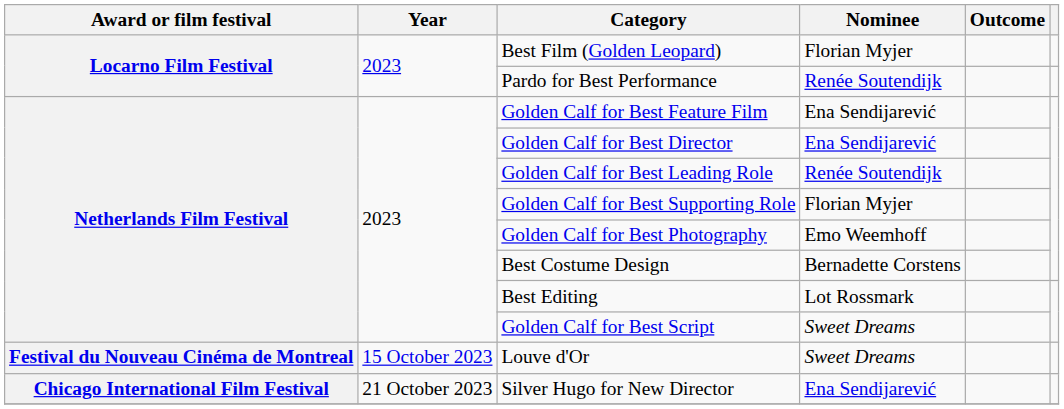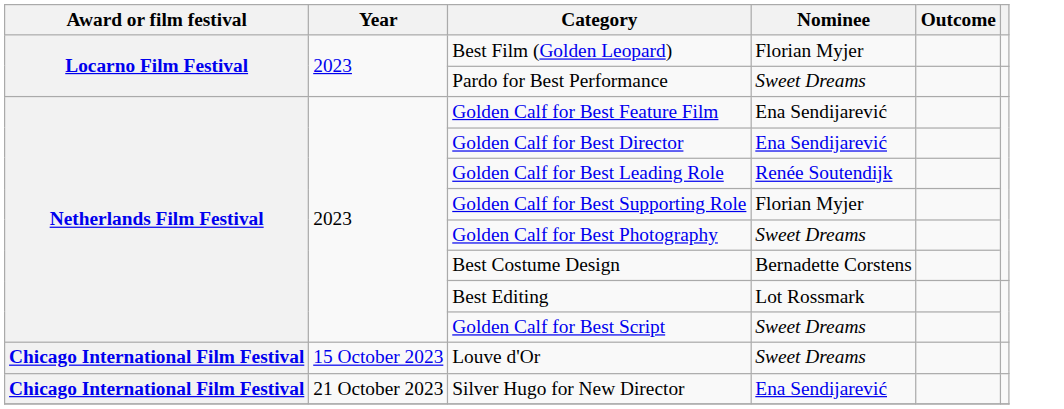(873, 81) Renée Soutendijk -> (811, 81) Sweet Dreams
(865, 234) Emo Weemhoff -> (811, 234) Sweet Dreams
(181, 357) Festival du Nouveau Cinéma de Montreal -> (157, 357) Chicago International Film Festival
